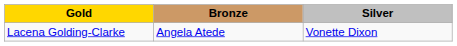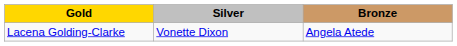columns swapped: (378, 13) <-> (228, 13)
